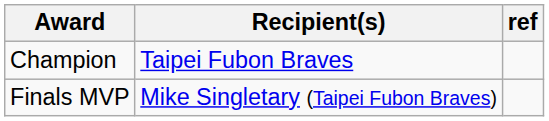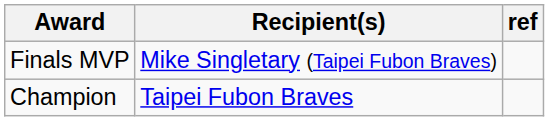rows swapped: (63, 60) <-> (70, 97)
